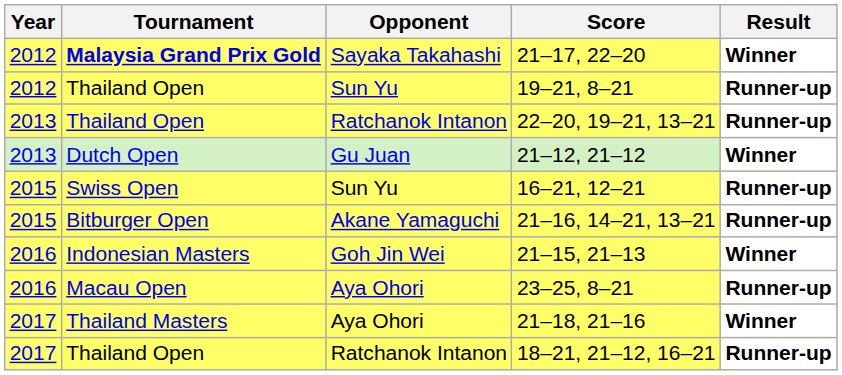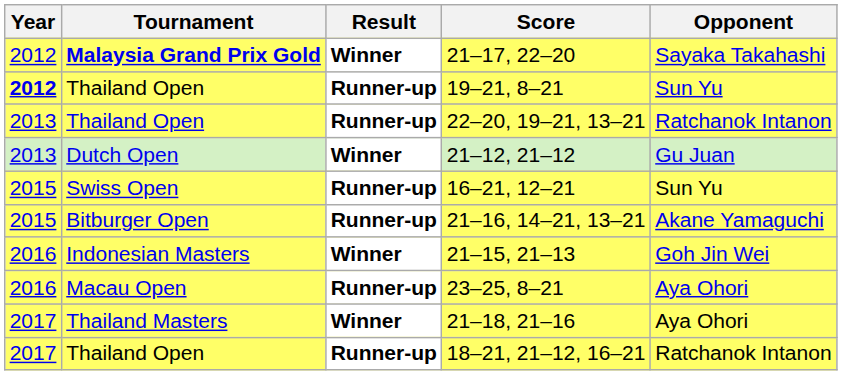columns swapped: (419, 22) <-> (778, 22)
(33, 88) normal -> (33, 88) bold
